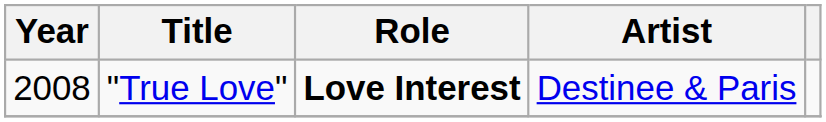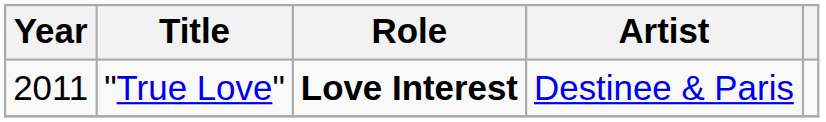(52, 87) 2008 -> (51, 87) 2011
